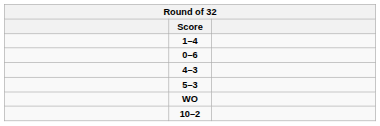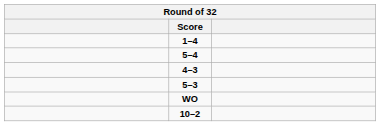- row: (190, 56)
+ row: (190, 56)
